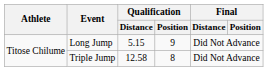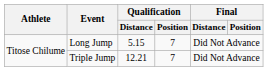(173, 43) 9 -> (173, 43) 7
(136, 58) 12.58 -> (136, 58) 12.21
(173, 58) 8 -> (173, 58) 7
